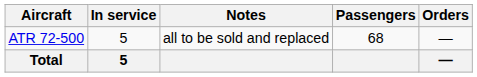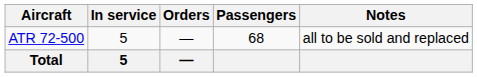columns swapped: (446, 15) <-> (246, 15)
